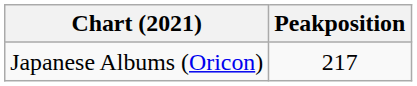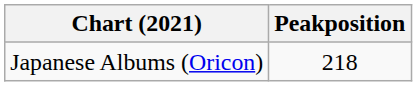(340, 61) 217 -> (340, 61) 218
